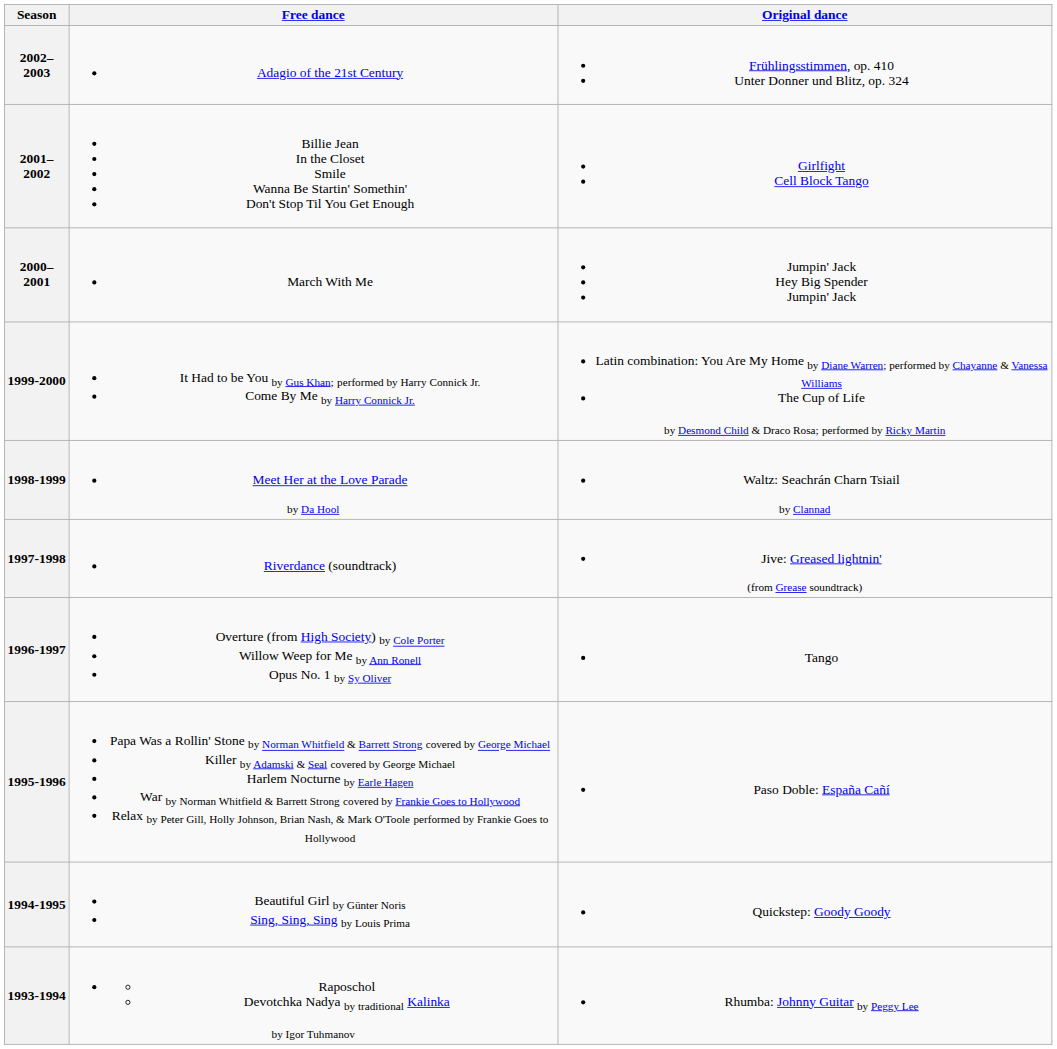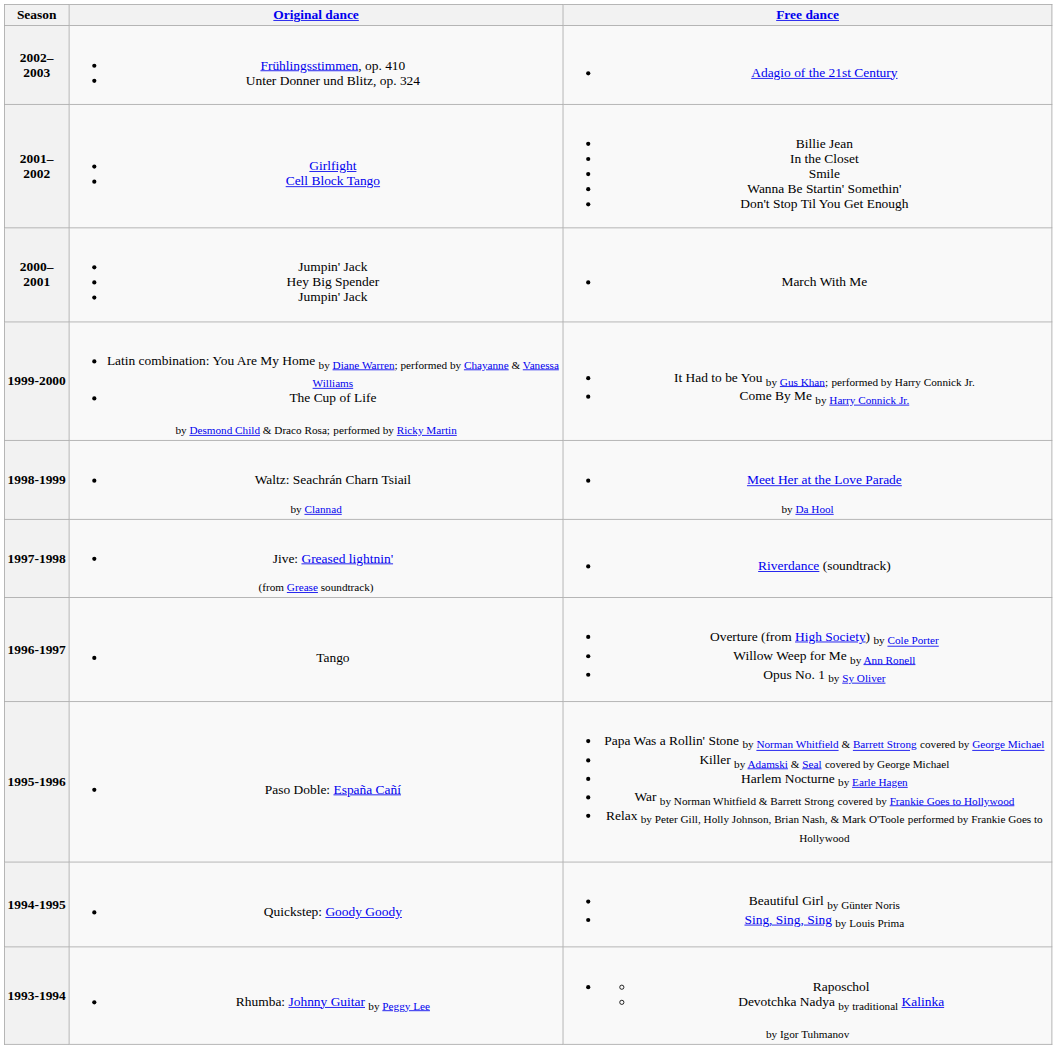columns swapped: (805, 15) <-> (313, 15)
